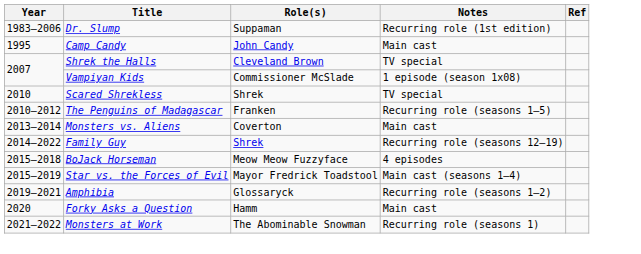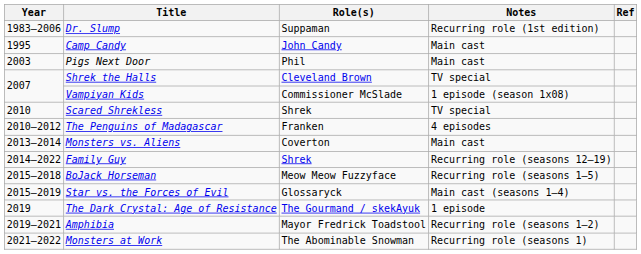+ row: (108, 61)
(467, 110) Recurring role (seasons 1–5) -> (461, 127) 4 episodes
(413, 159) 4 episodes -> (515, 176) Recurring role (seasons 1–5)
(306, 176) Mayor Fredrick Toadstool -> (312, 192) Glossaryck
+ row: (171, 208)
(263, 192) Glossaryck -> (354, 225) Mayor Fredrick Toadstool
- row: (129, 208)
